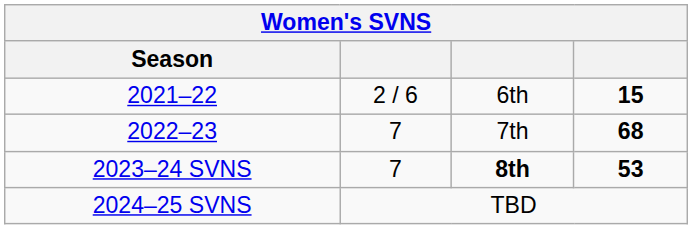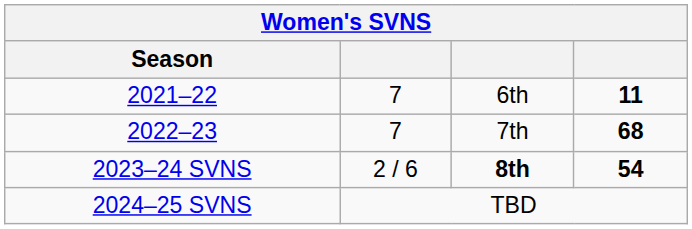(395, 95) 2 / 6 -> (395, 95) 7
(631, 95) 15 -> (631, 95) 11
(395, 168) 7 -> (395, 168) 2 / 6
(631, 168) 53 -> (631, 168) 54
